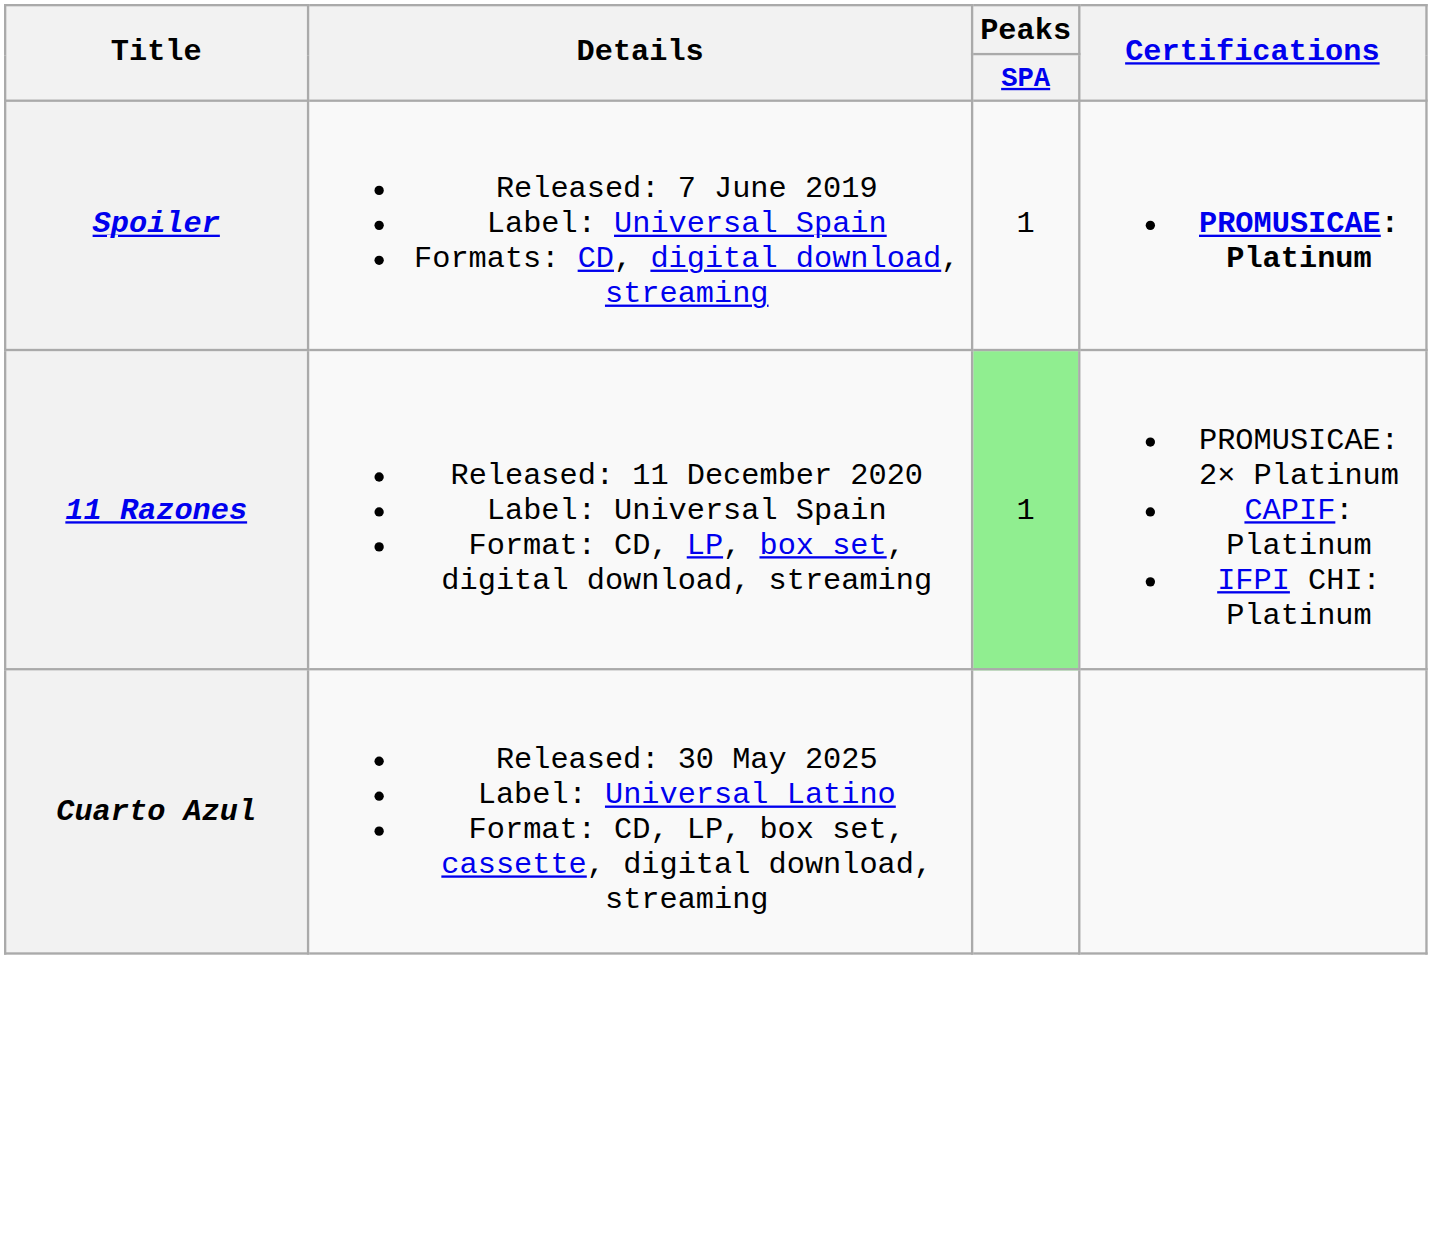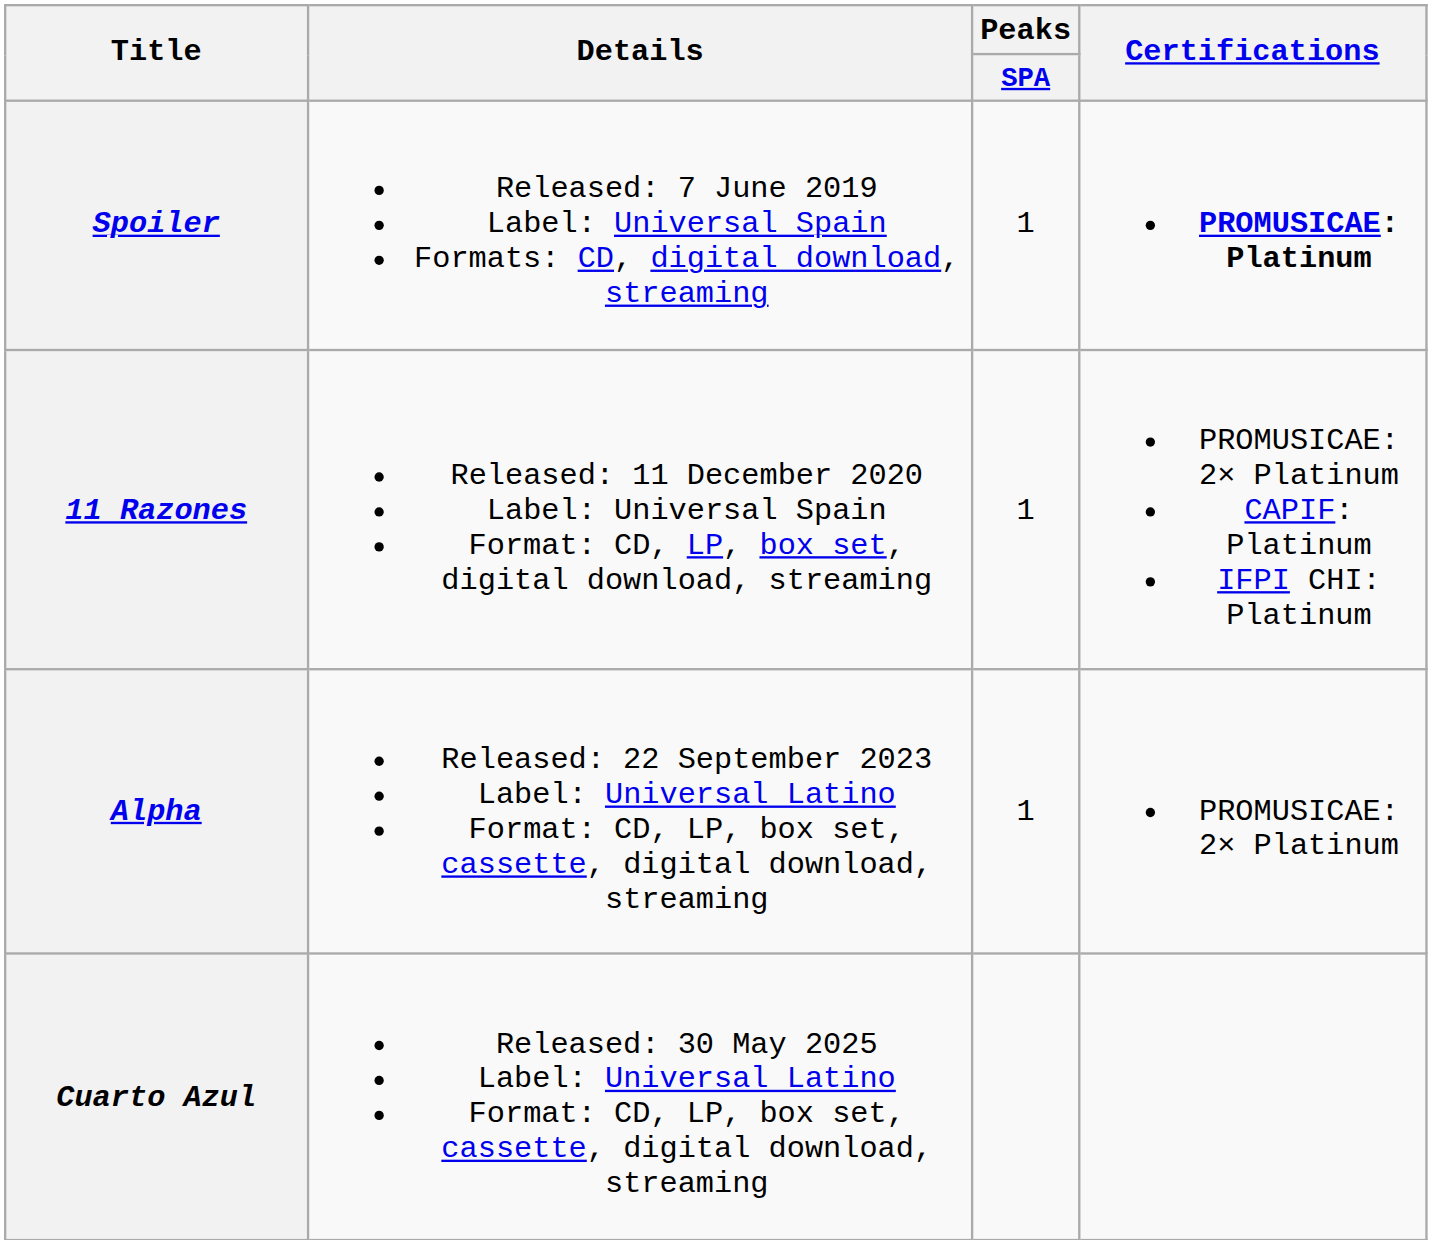(1026, 510) lightgreen background -> (1026, 510) no background
+ row: (156, 812)
